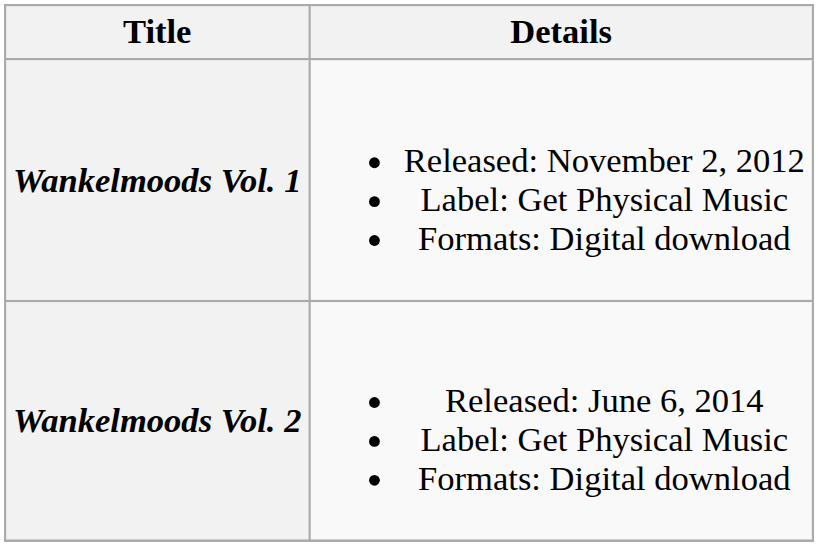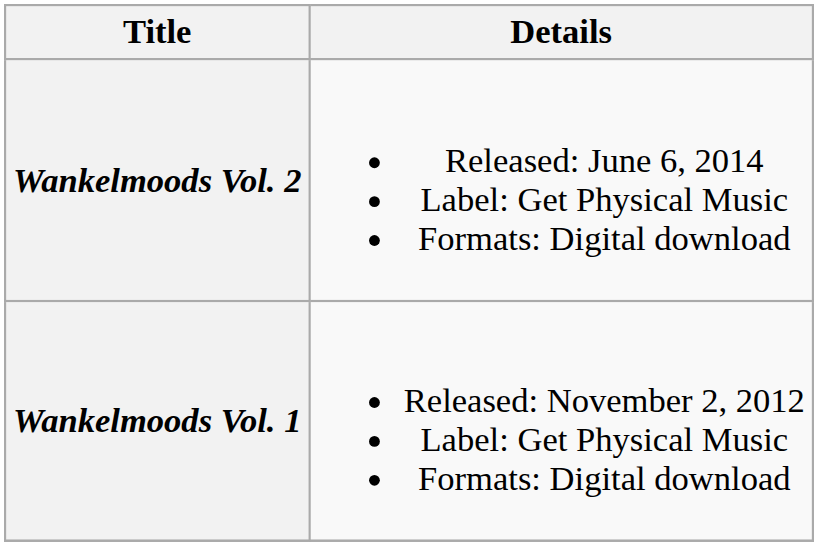rows swapped: (157, 179) <-> (157, 420)
